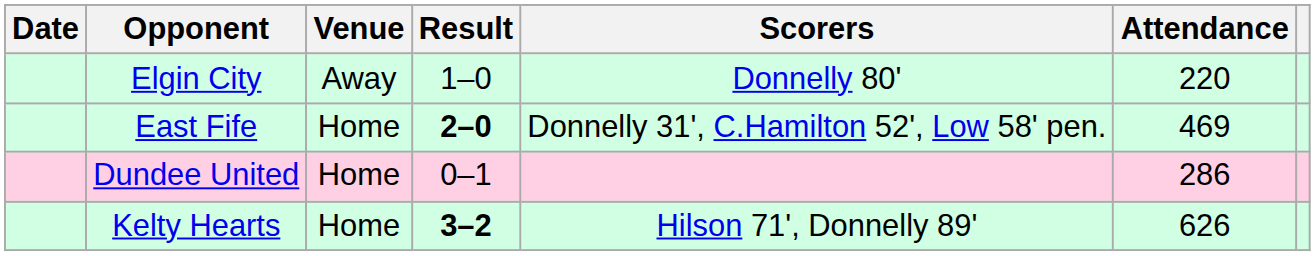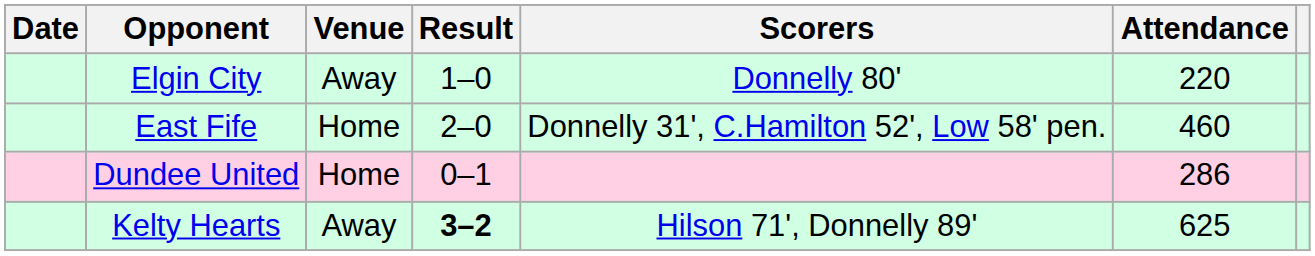(466, 126) bold -> (466, 126) normal
(1205, 126) 469 -> (1205, 126) 460
(359, 224) Home -> (359, 224) Away
(1205, 224) 626 -> (1205, 224) 625
